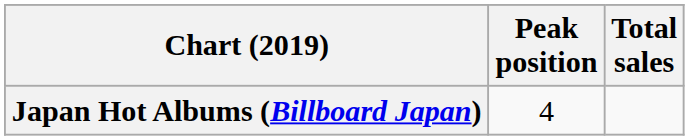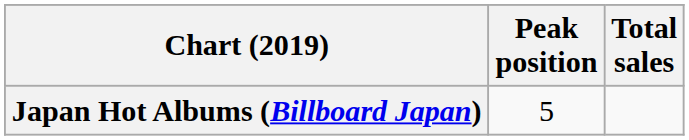(546, 109) 4 -> (546, 109) 5
